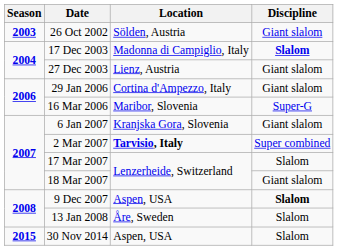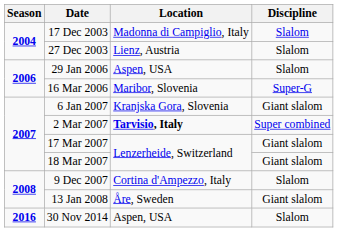- row: (79, 32)
(292, 50) bold -> (292, 32) normal
(292, 69) Giant slalom -> (292, 50) Slalom
(172, 87) Cortina d'Ampezzo, Italy -> (143, 69) Aspen, USA
(292, 87) Giant slalom -> (292, 69) Slalom
(292, 161) Slalom -> (292, 143) Giant slalom
(143, 198) Aspen, USA -> (172, 180) Cortina d'Ampezzo, Italy
(292, 198) bold -> (292, 180) normal
(292, 217) Slalom -> (292, 198) Giant slalom
(24, 236) 2015 -> (24, 217) 2016
